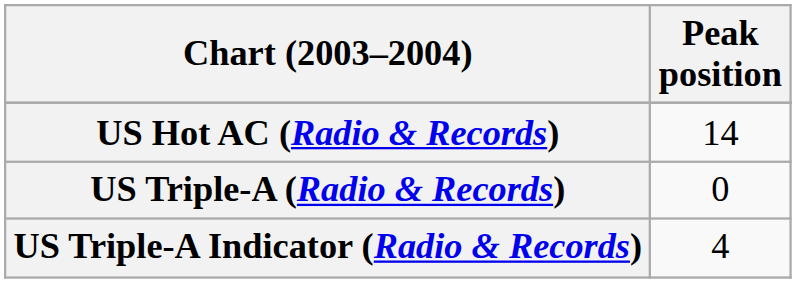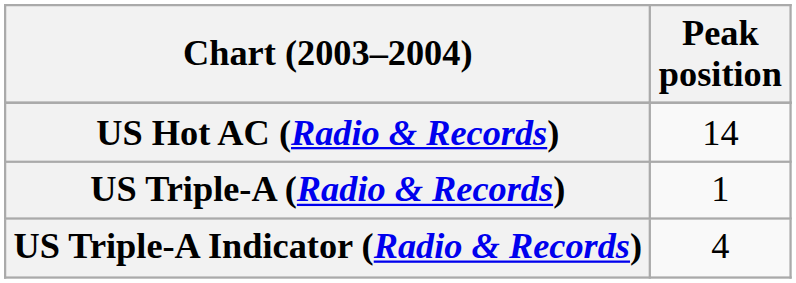(720, 189) 0 -> (720, 189) 1
